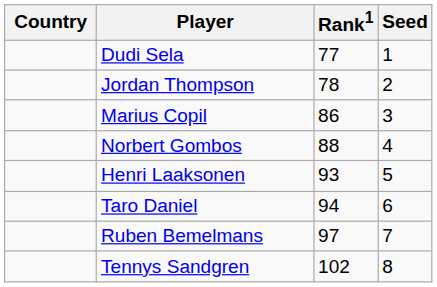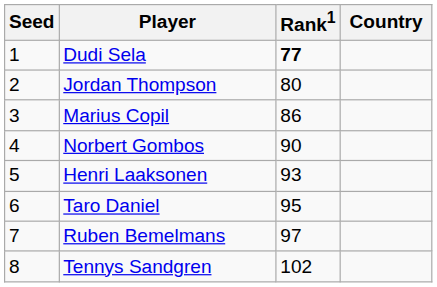columns swapped: (51, 22) <-> (405, 22)
(329, 54) normal -> (291, 54) bold
(329, 85) 78 -> (291, 85) 80
(329, 145) 88 -> (291, 145) 90
(329, 205) 94 -> (291, 205) 95
